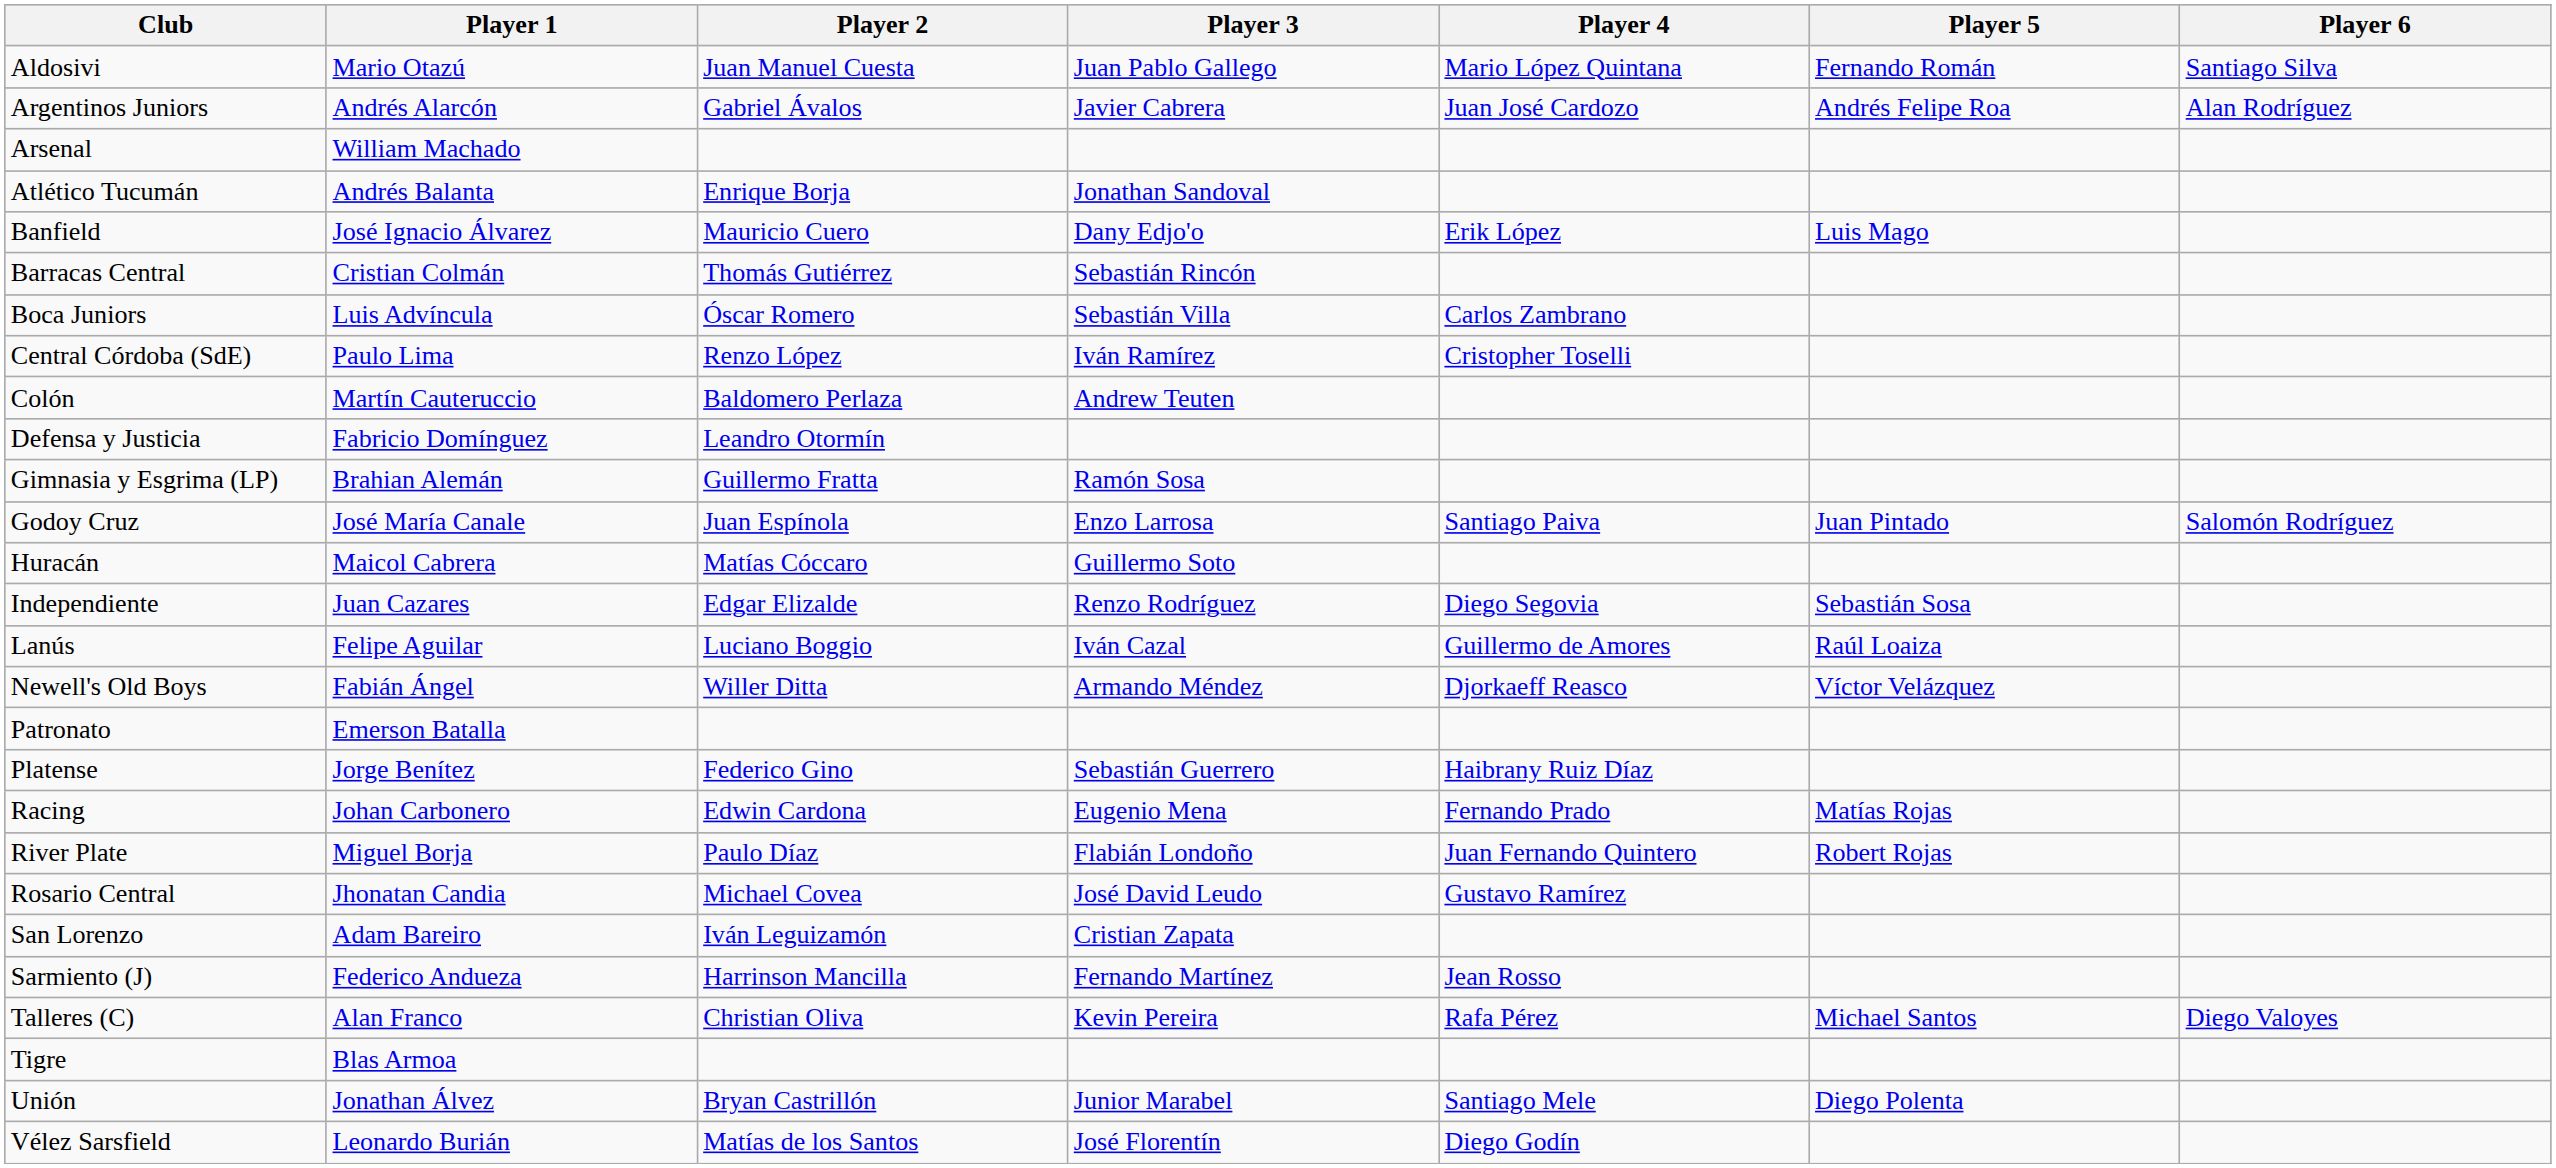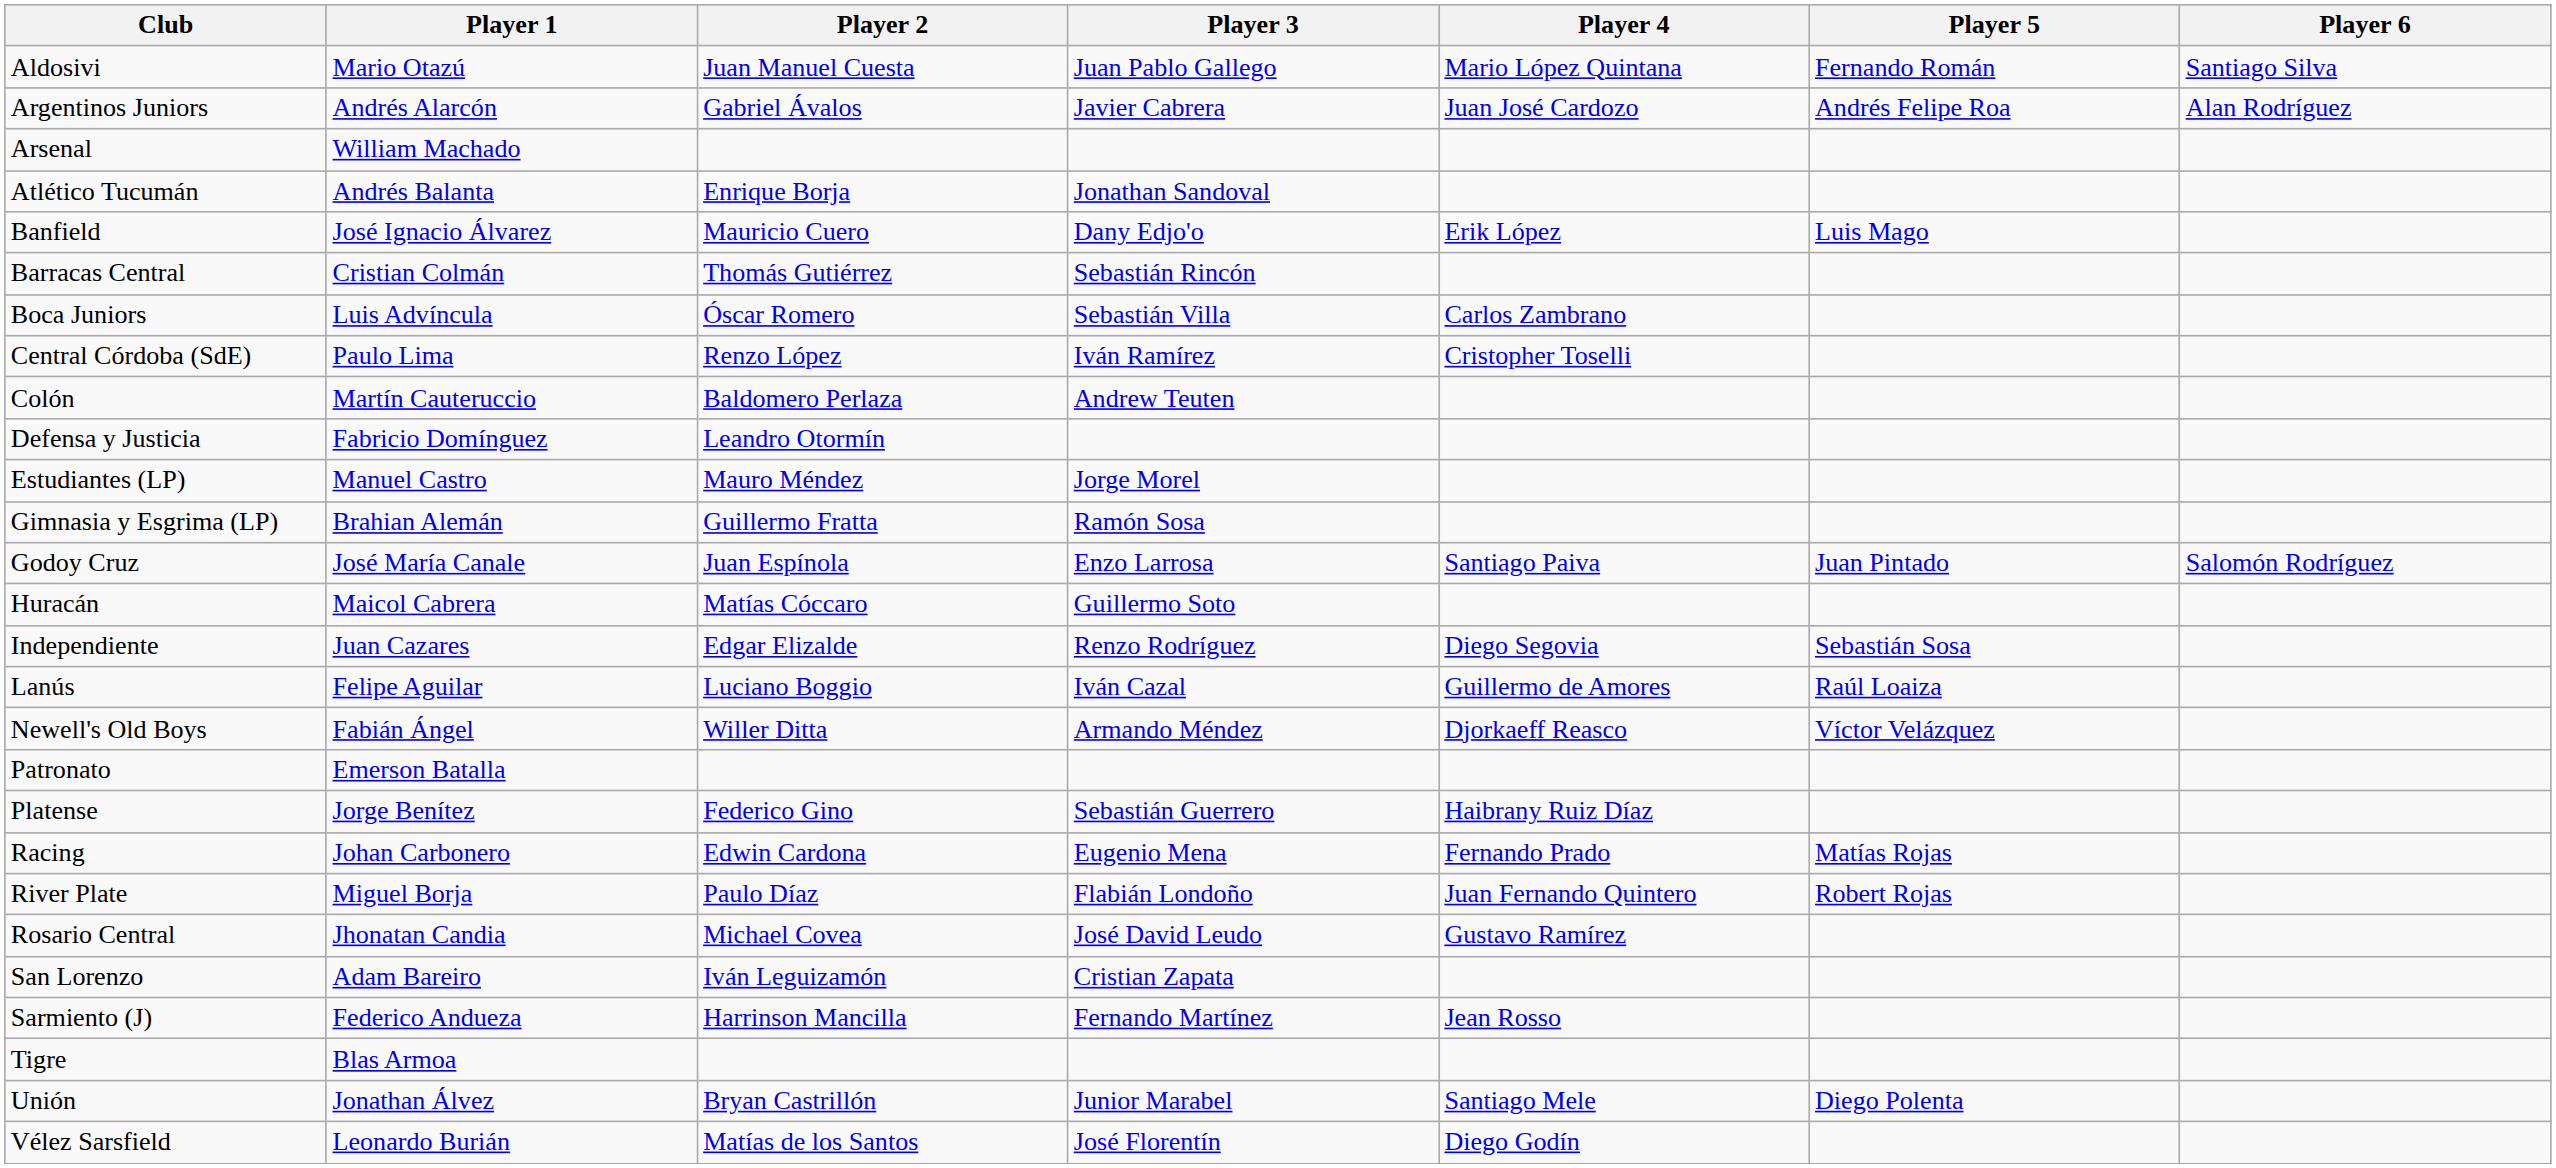+ row: (98, 480)
- row: (73, 1017)
